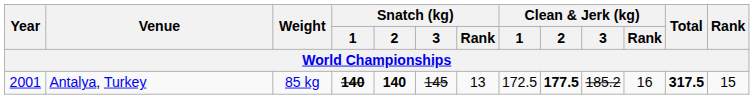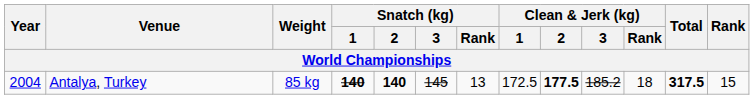(25, 82) 2001 -> (25, 82) 2004
(645, 82) 16 -> (645, 82) 18
